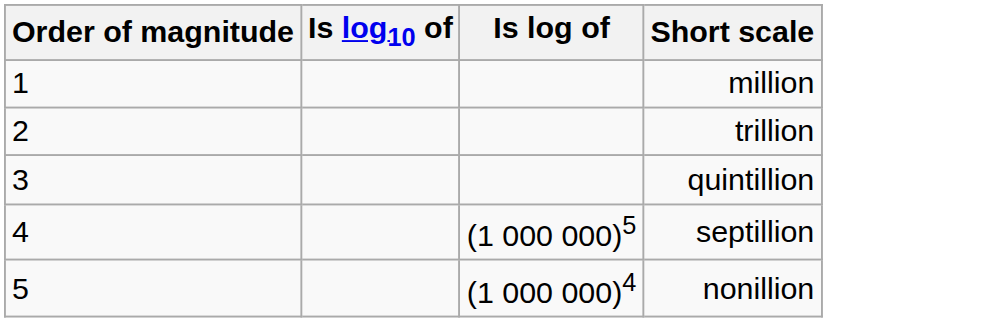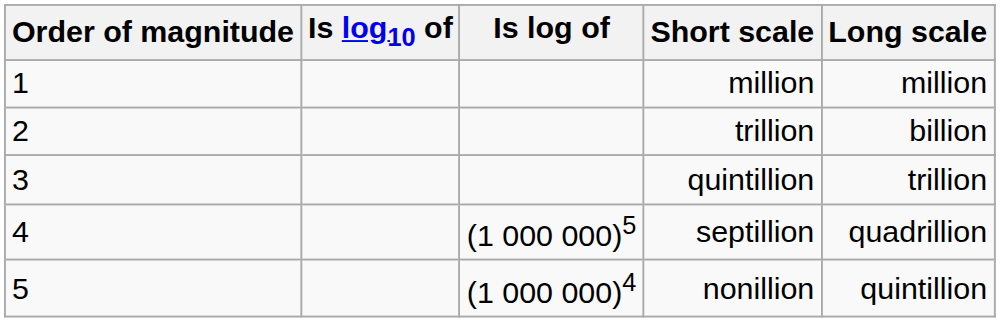+ column: (908, 31)
